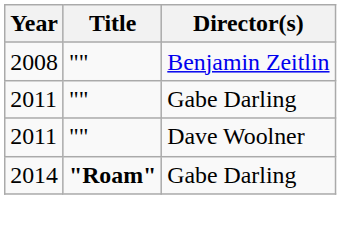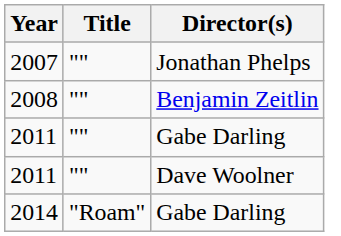+ row: (34, 61)
(113, 174) bold -> (107, 212) normal
